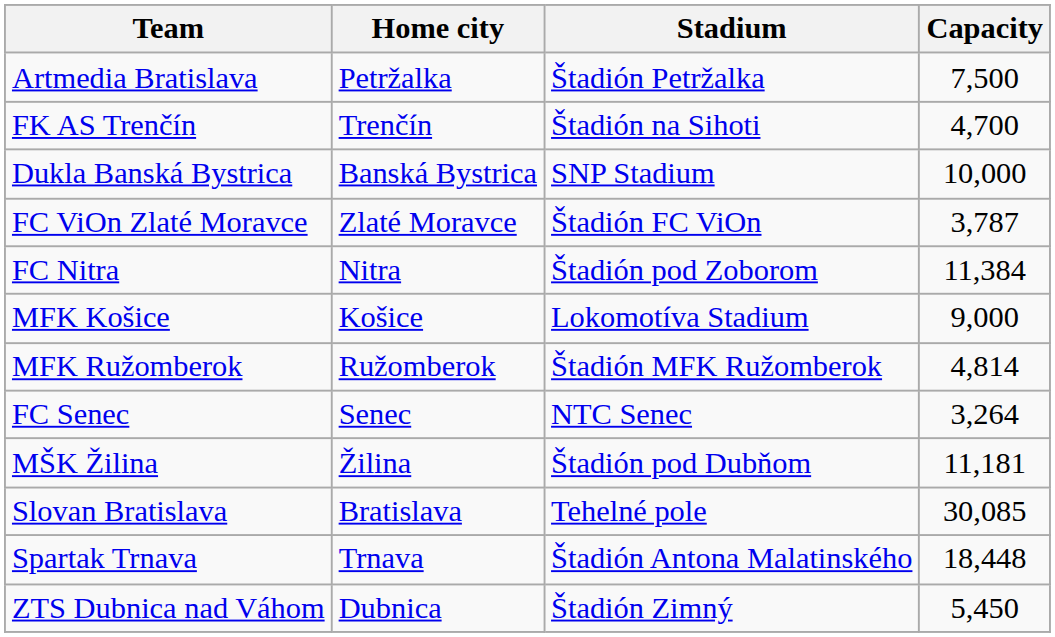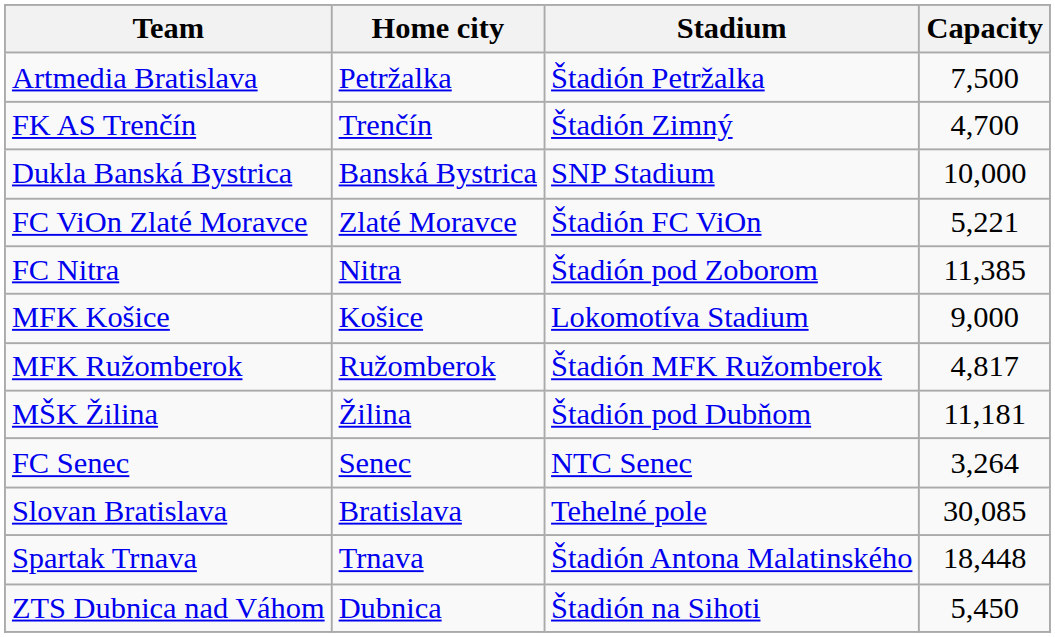(656, 125) Štadión na Sihoti -> (642, 125) Štadión Zimný
(985, 221) 3,787 -> (985, 221) 5,221
(985, 269) 11,384 -> (985, 269) 11,385
(985, 366) 4,814 -> (985, 366) 4,817
rows swapped: (85, 462) <-> (71, 414)
(642, 607) Štadión Zimný -> (656, 607) Štadión na Sihoti
